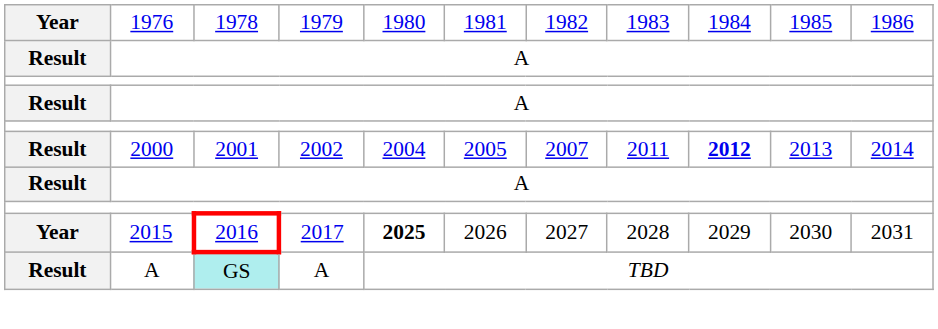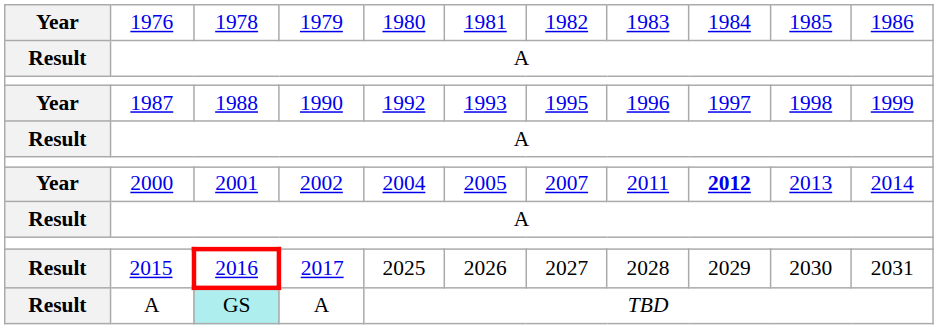+ row: (152, 103)
(57, 148) Result -> (57, 184) Year
(57, 232) Year -> (57, 268) Result
(404, 232) bold -> (404, 268) normal
